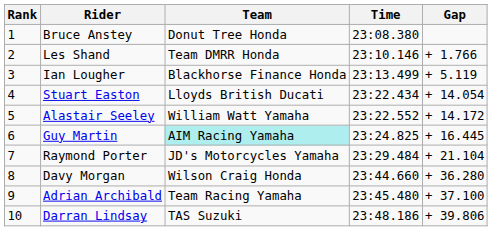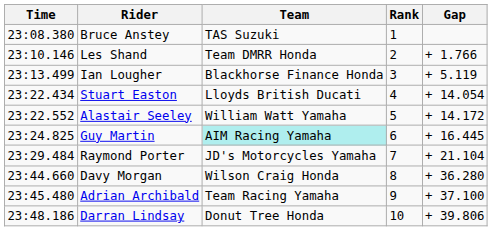columns swapped: (22, 15) <-> (386, 15)
(227, 35) Donut Tree Honda -> (242, 35) TAS Suzuki
(205, 216) TAS Suzuki -> (265, 216) Donut Tree Honda
